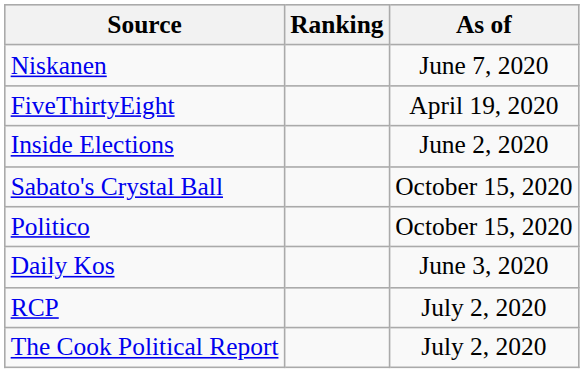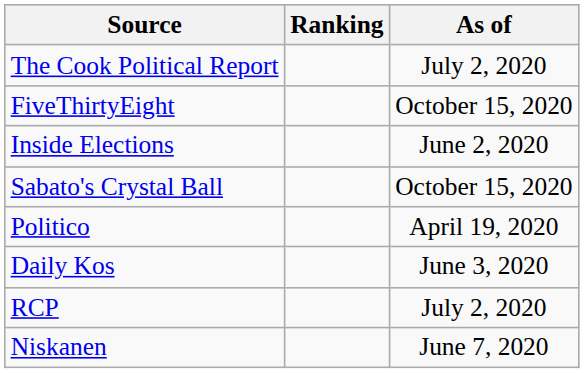rows swapped: (145, 347) <-> (59, 65)
(484, 105) April 19, 2020 -> (484, 105) October 15, 2020
(484, 226) October 15, 2020 -> (484, 226) April 19, 2020
